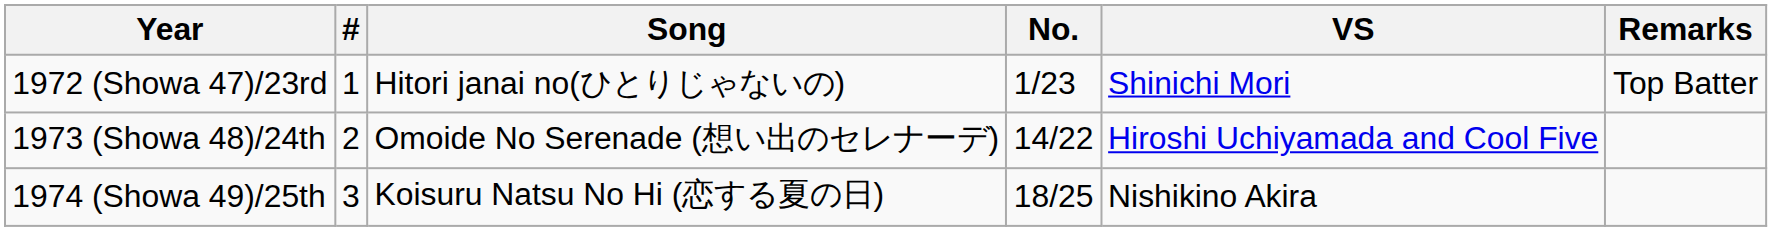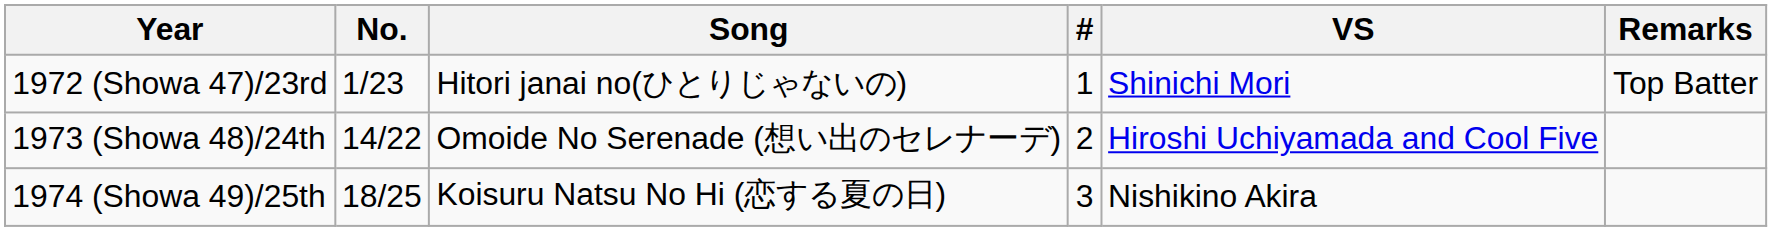columns swapped: (351, 29) <-> (1054, 29)
